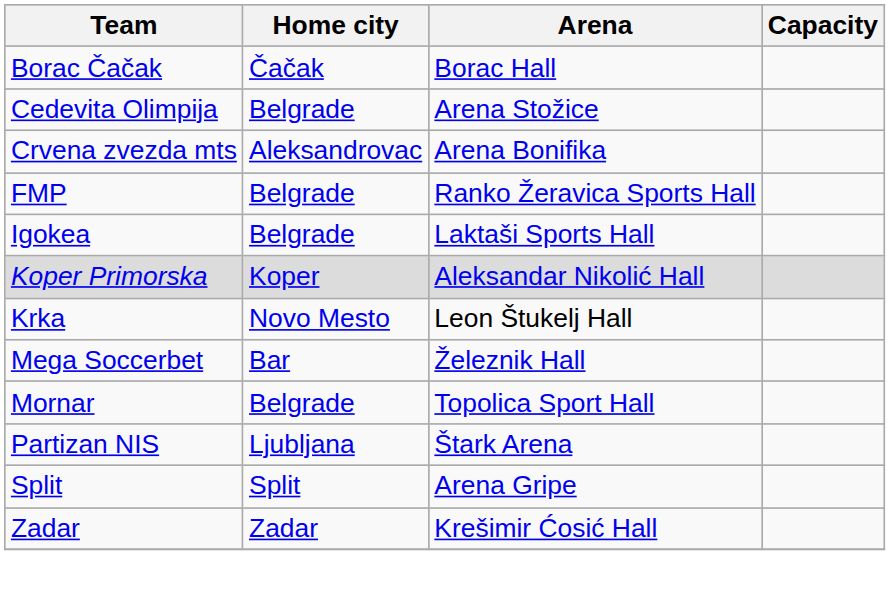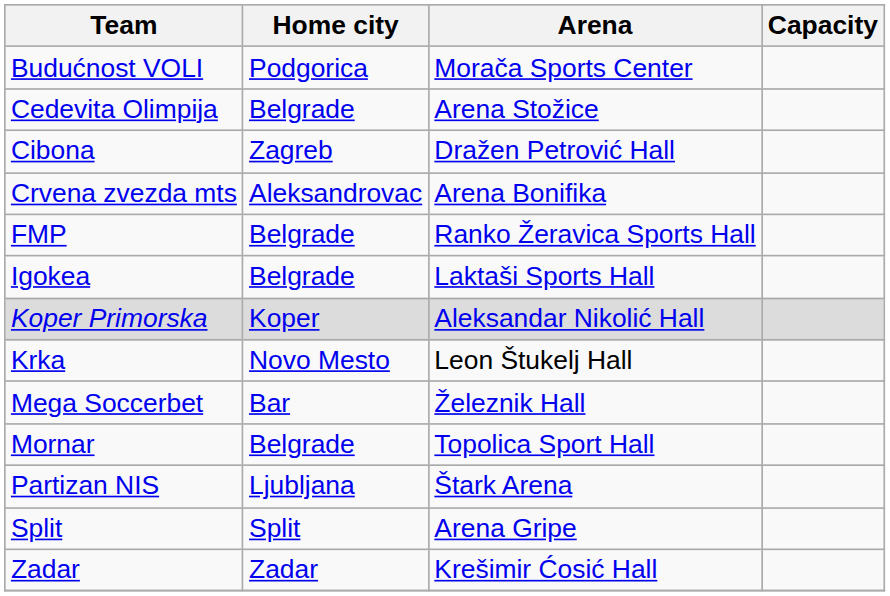- row: (86, 67)
+ row: (107, 67)
+ row: (53, 151)
